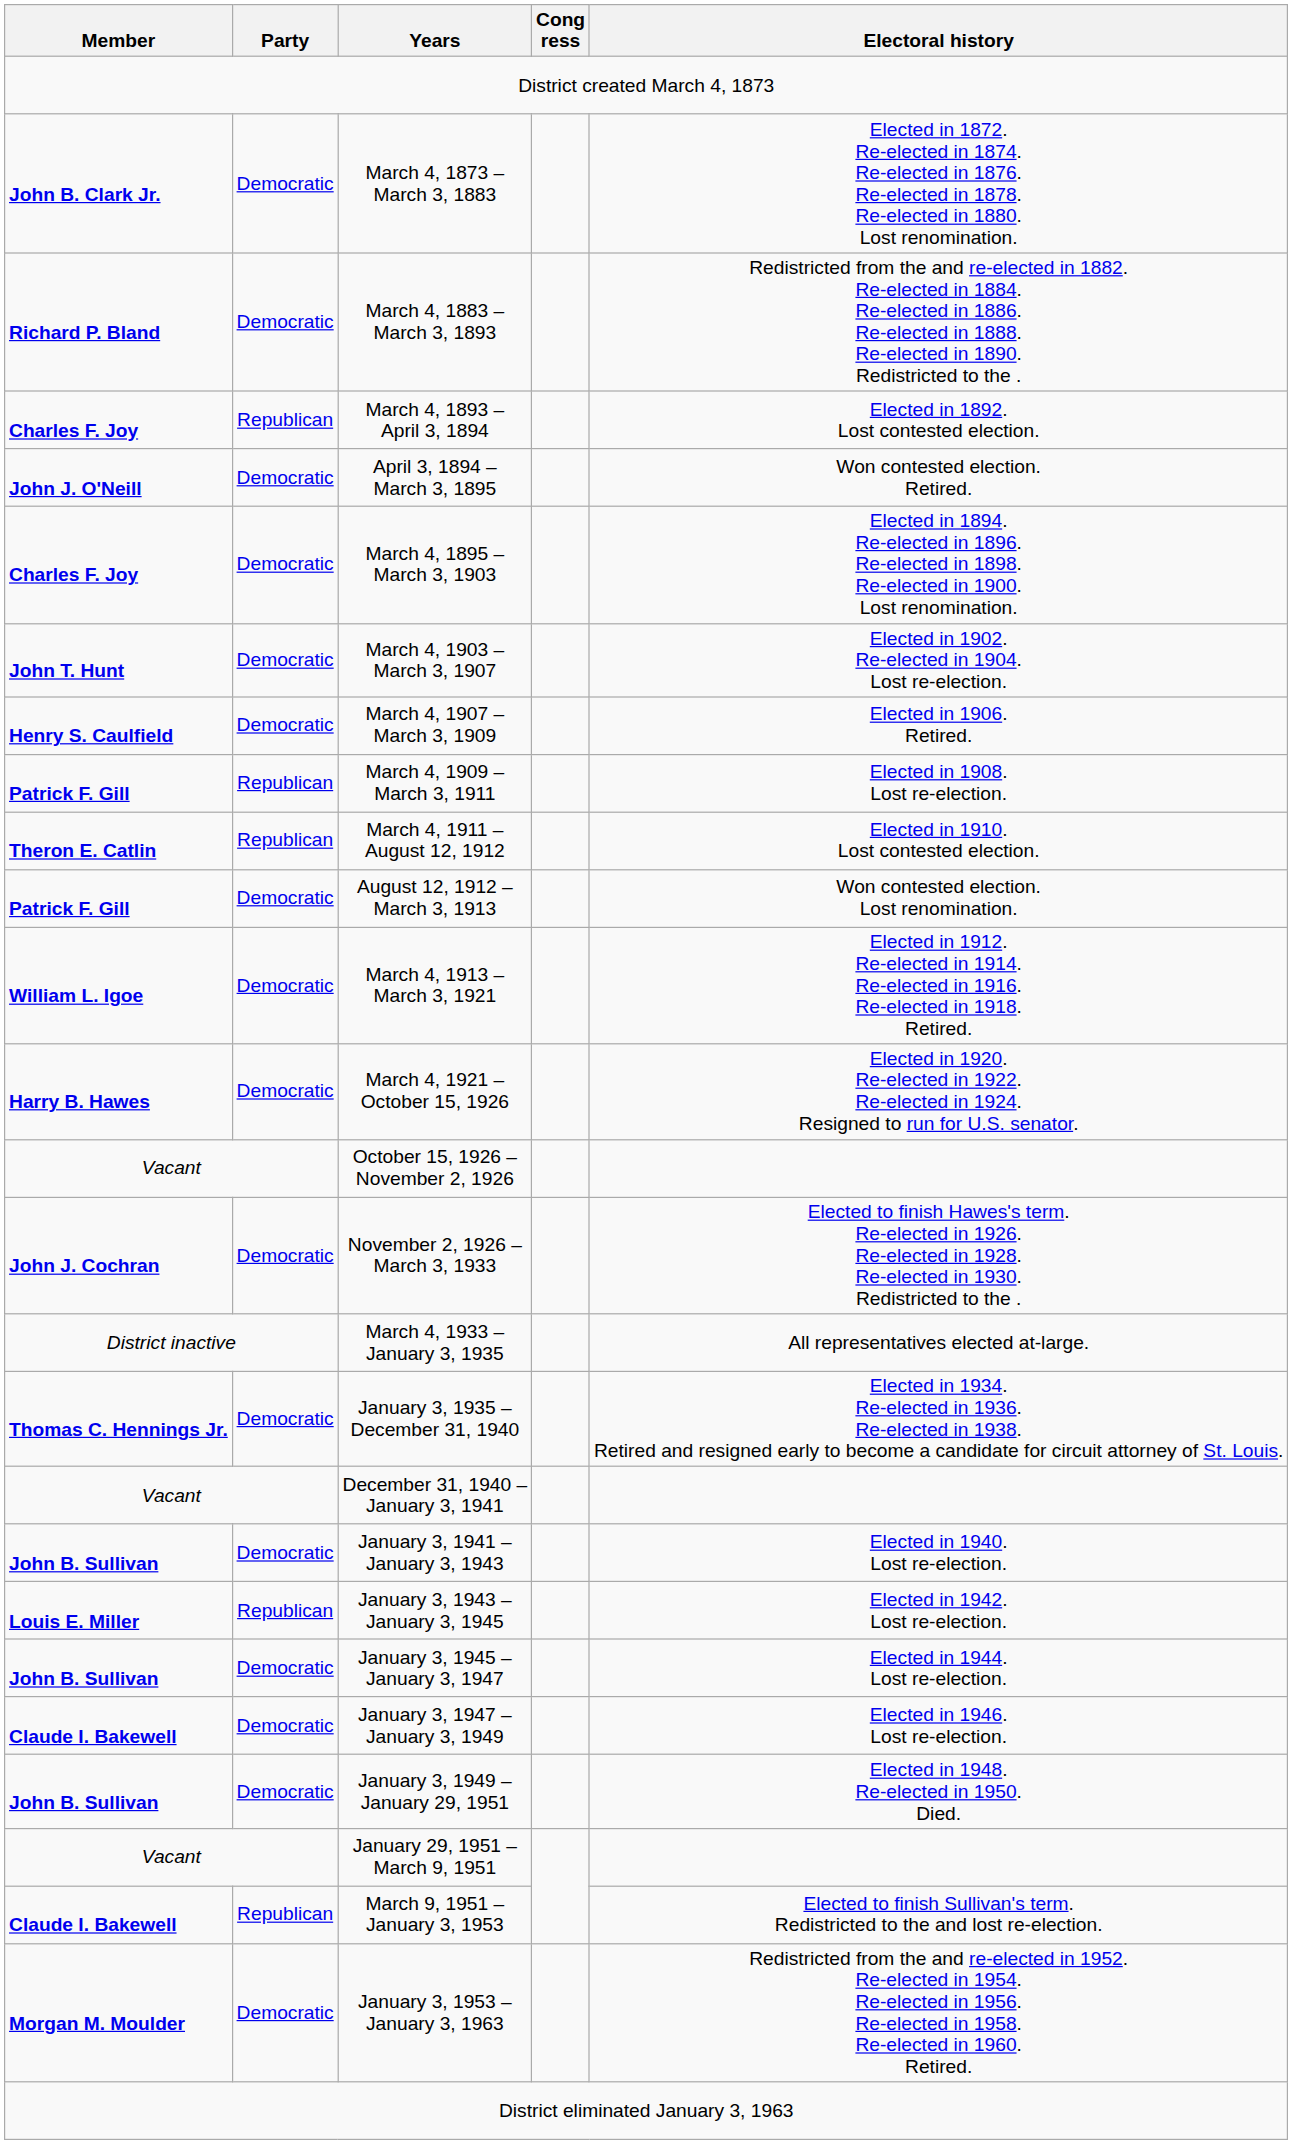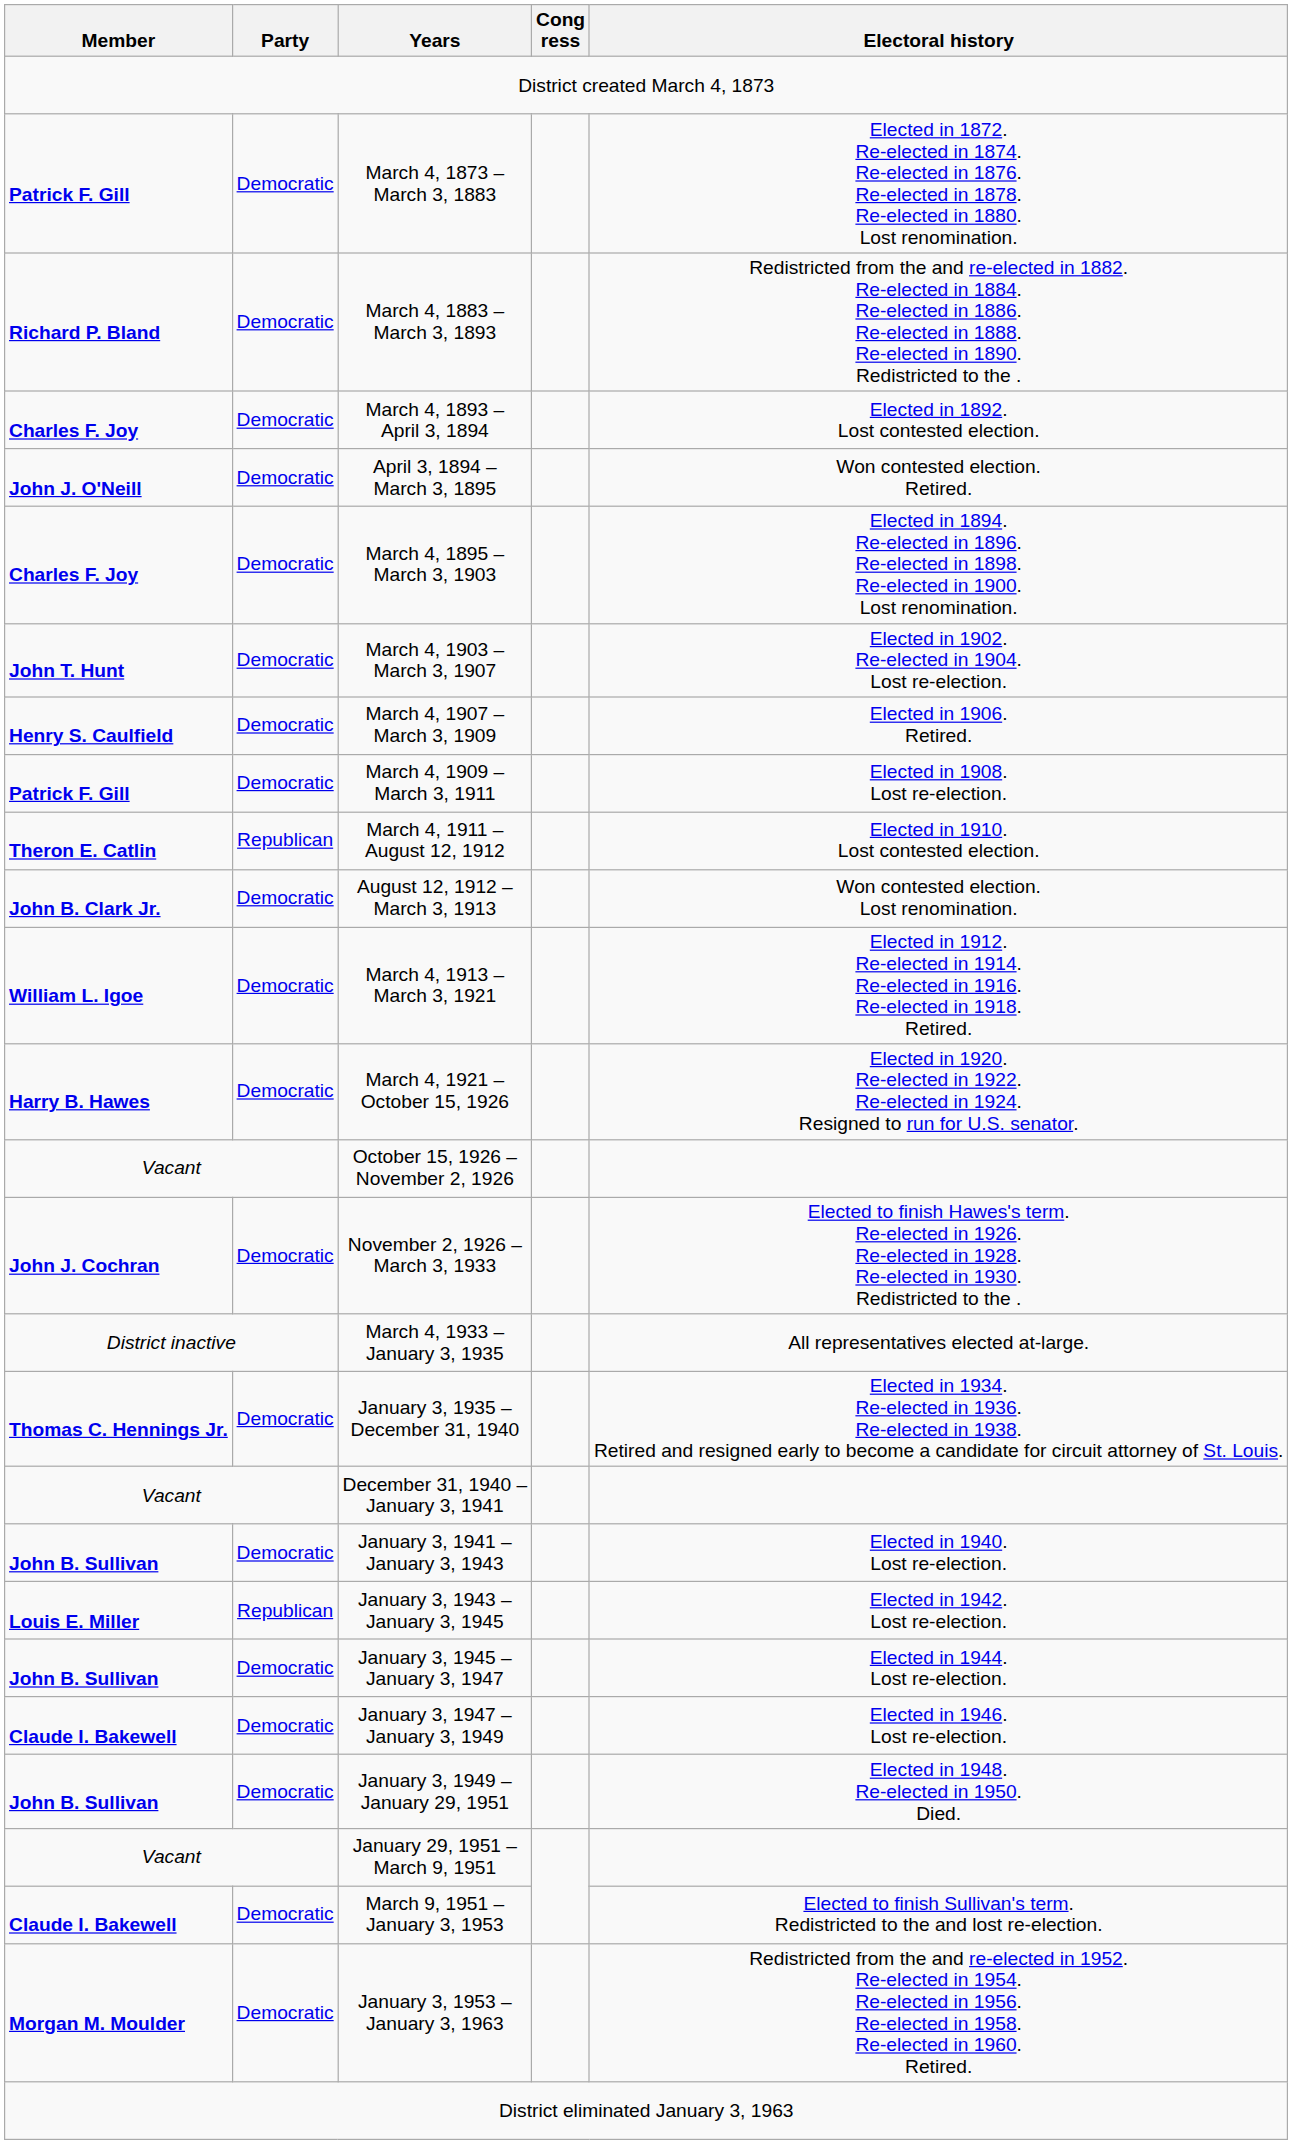(85, 194) John B. Clark Jr. -> (69, 194) Patrick F. Gill
(285, 419) Republican -> (285, 419) Democratic
(285, 783) Republican -> (285, 783) Democratic
(69, 909) Patrick F. Gill -> (85, 909) John B. Clark Jr.
(285, 1914) Republican -> (285, 1914) Democratic
